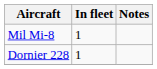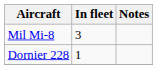(78, 34) 1 -> (78, 34) 3
